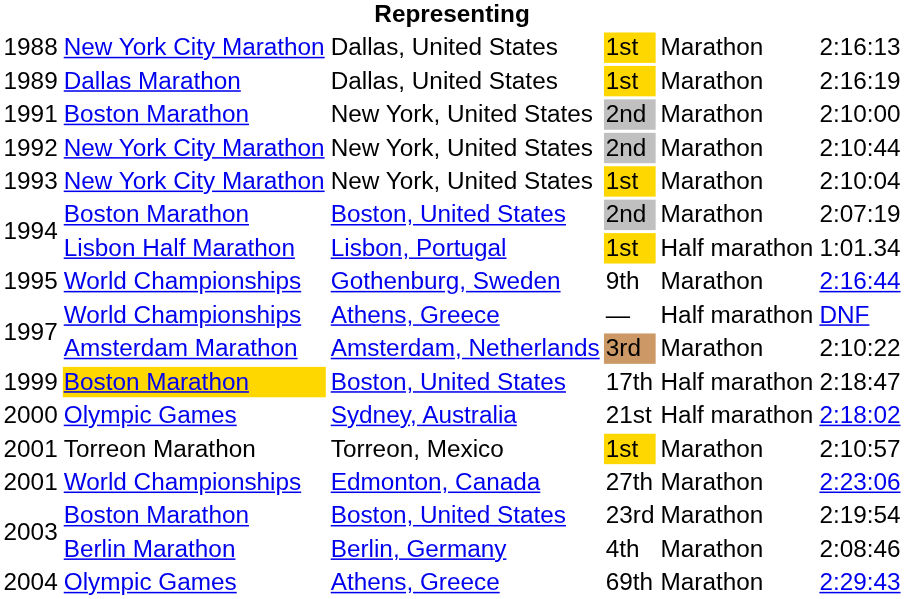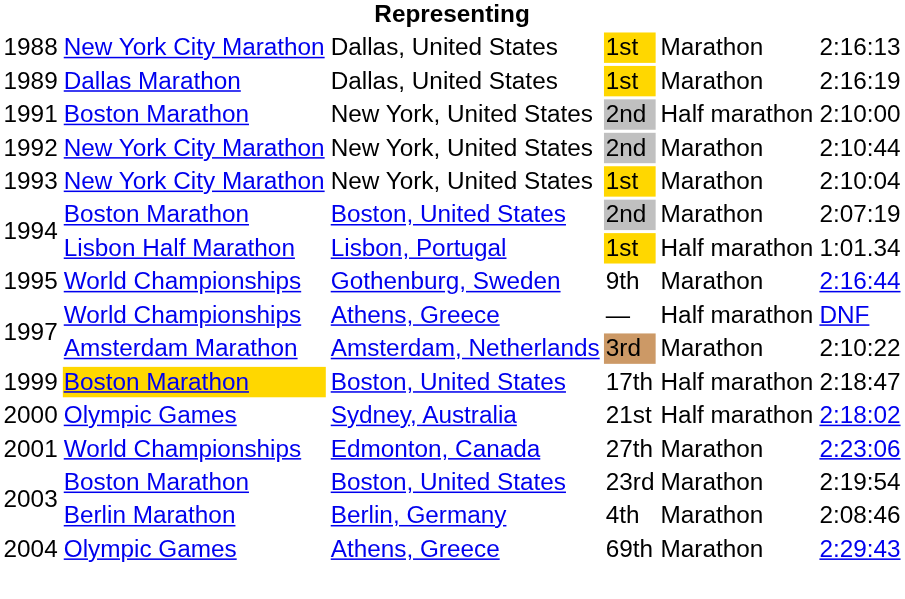(712, 114) Marathon -> (737, 114) Half marathon
- row: (31, 448)
